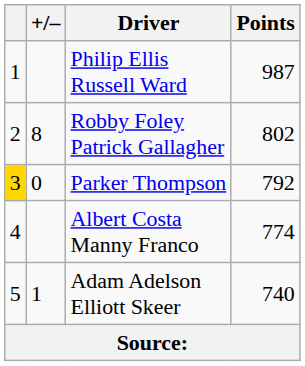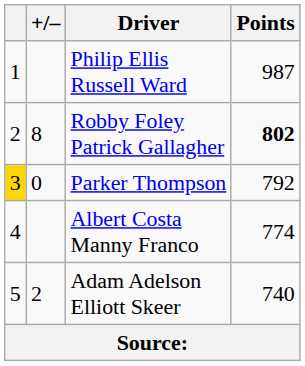(278, 133) normal -> (278, 133) bold
(36, 293) 1 -> (36, 293) 2
